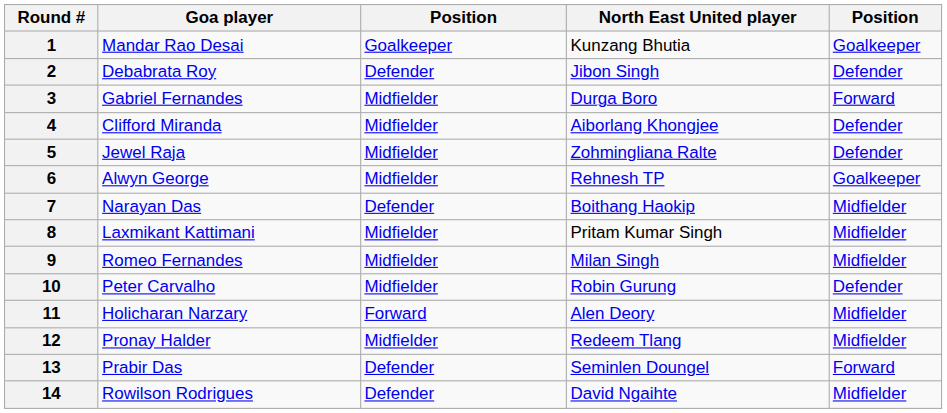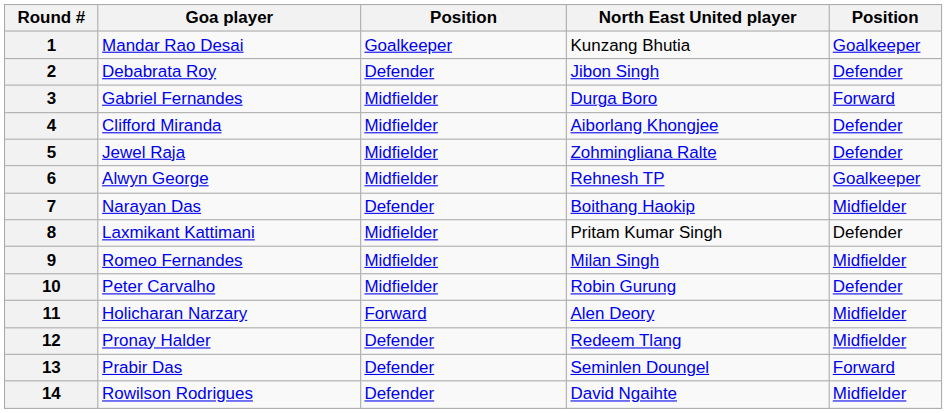(870, 233) Midfielder -> (868, 233) Defender
(401, 340) Midfielder -> (399, 340) Defender
